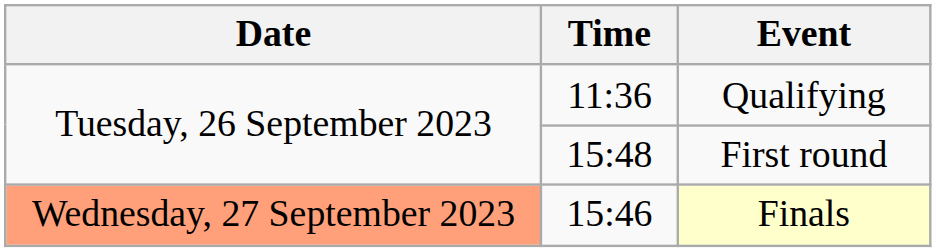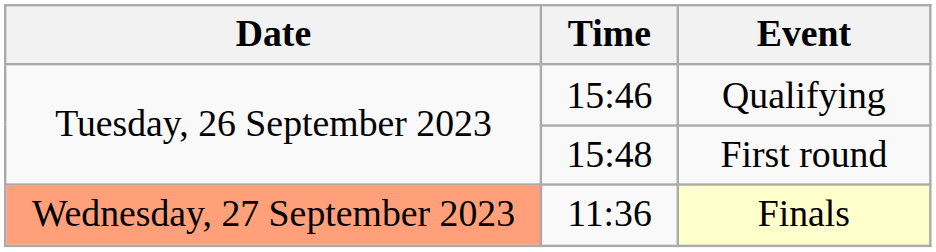(609, 94) 11:36 -> (609, 94) 15:46
(609, 214) 15:46 -> (609, 214) 11:36
